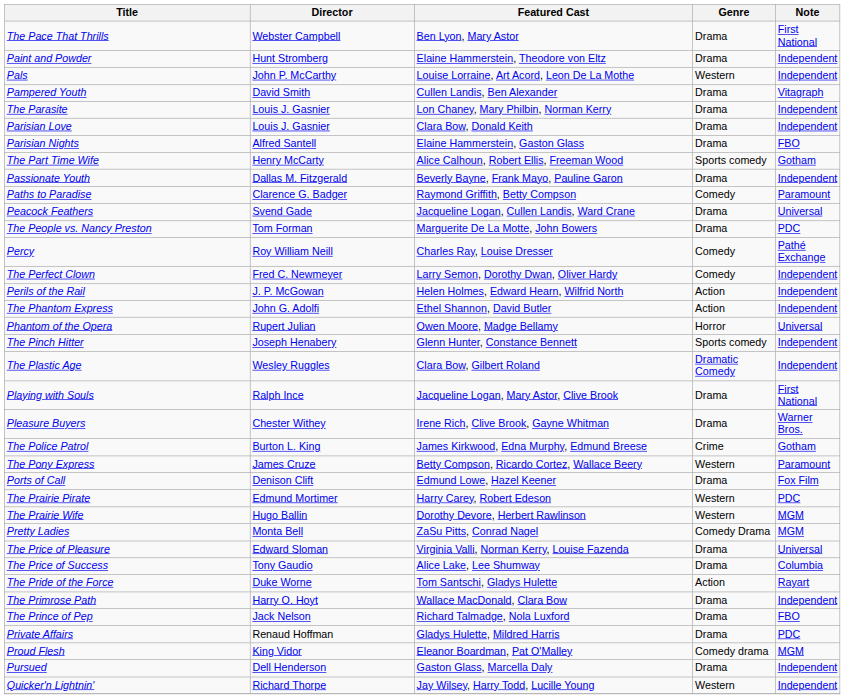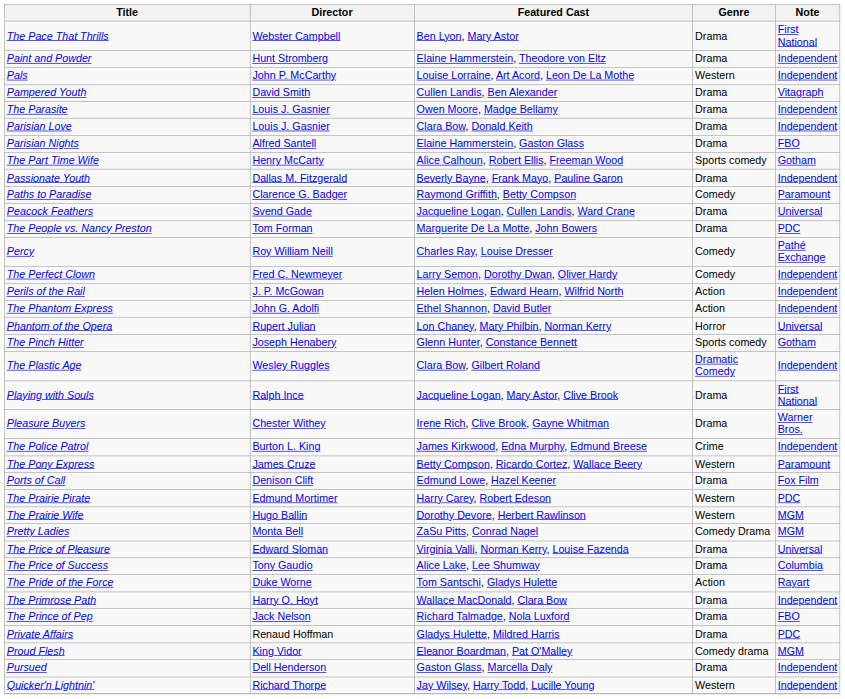(514, 110) Lon Chaney, Mary Philbin, Norman Kerry -> (487, 110) Owen Moore, Madge Bellamy
(487, 326) Owen Moore, Madge Bellamy -> (514, 326) Lon Chaney, Mary Philbin, Norman Kerry
(808, 343) Independent -> (797, 343) Gotham
(797, 447) Gotham -> (808, 447) Independent
